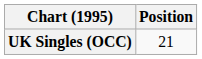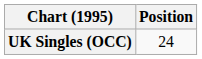(166, 41) 21 -> (166, 41) 24
